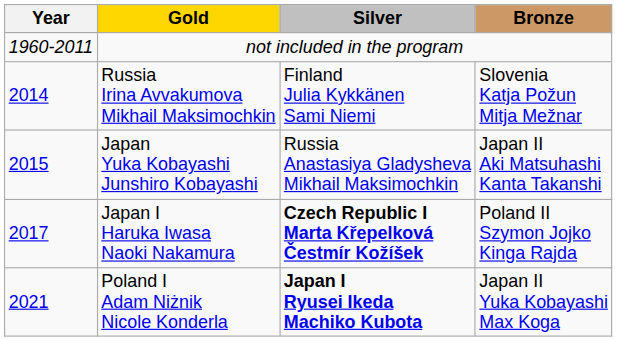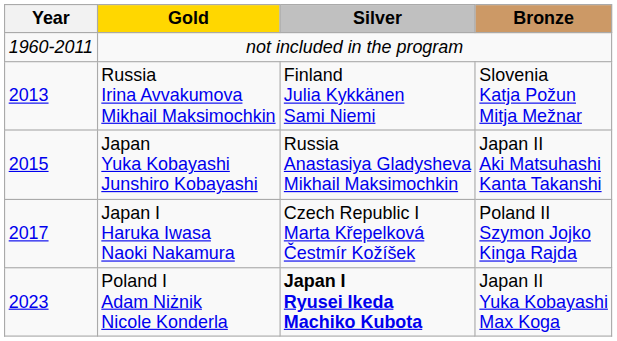(29, 95) 2014 -> (29, 95) 2013
(359, 233) bold -> (354, 233) normal
(29, 301) 2021 -> (29, 301) 2023
